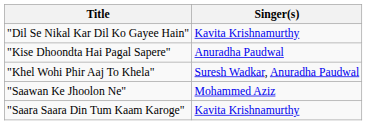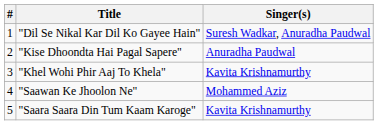+ column: (10, 14)
(247, 33) Kavita Krishnamurthy -> (288, 33) Suresh Wadkar, Anuradha Paudwal
(277, 72) Suresh Wadkar, Anuradha Paudwal -> (258, 72) Kavita Krishnamurthy
